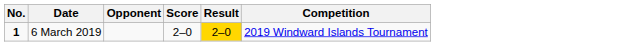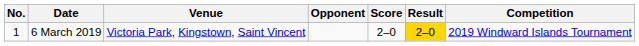+ column: (206, 13)
(16, 31) bold -> (16, 31) normal
